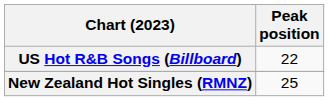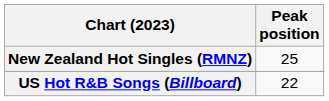rows swapped: (130, 83) <-> (130, 58)
